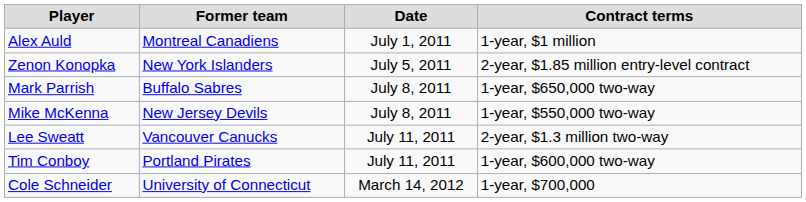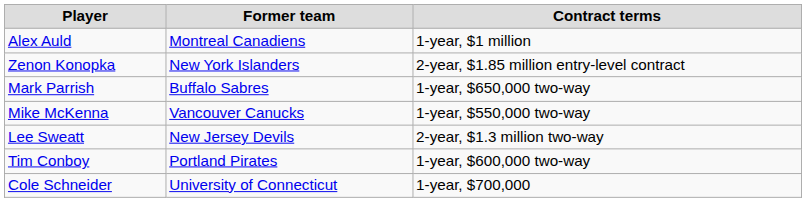- column: (411, 16)
(205, 112) New Jersey Devils -> (237, 112) Vancouver Canucks
(210, 137) Vancouver Canucks -> (232, 137) New Jersey Devils
